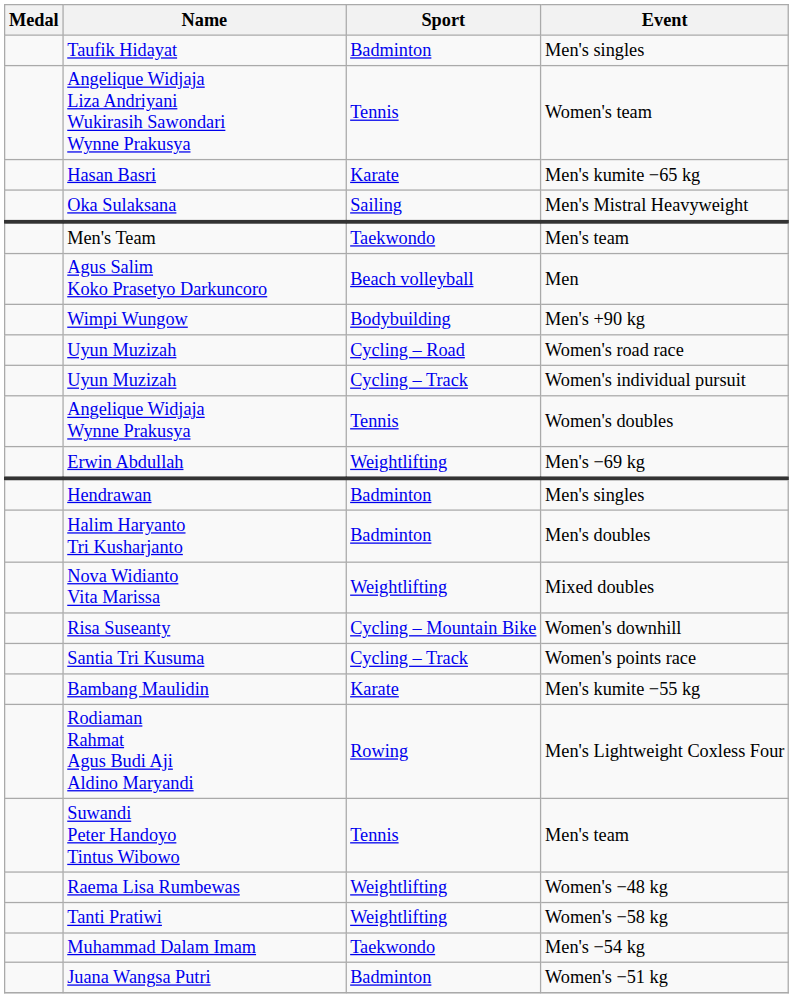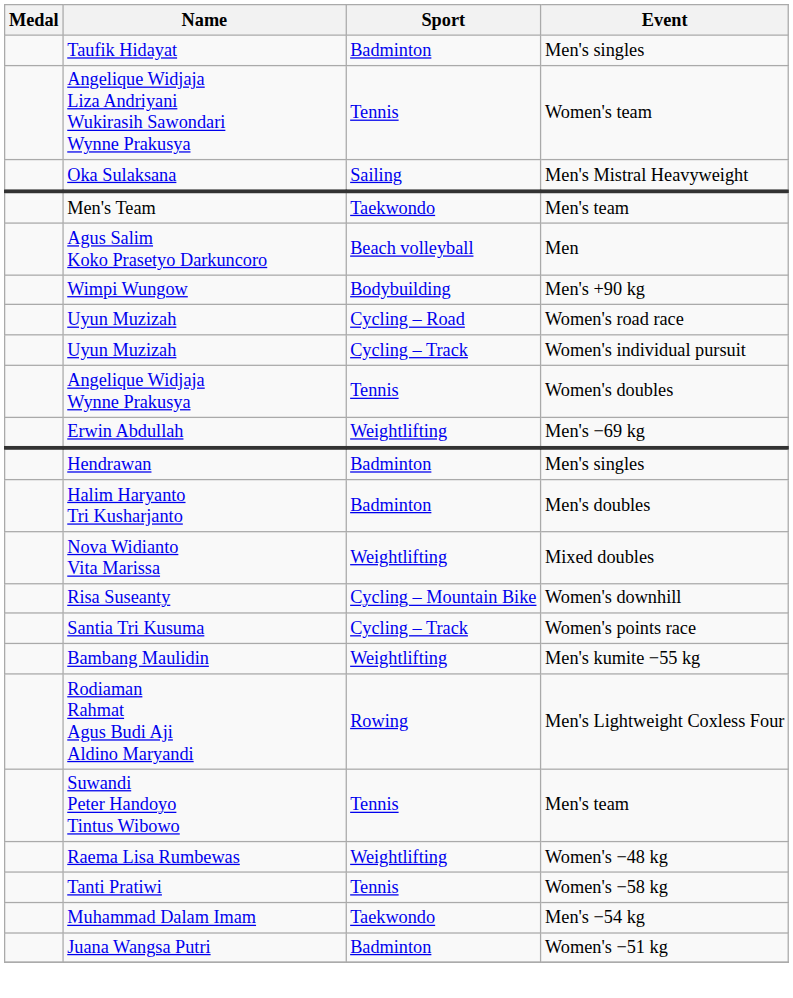- row: (112, 175)
(374, 688) Karate -> (399, 658) Weightlifting
(399, 917) Weightlifting -> (374, 887) Tennis
